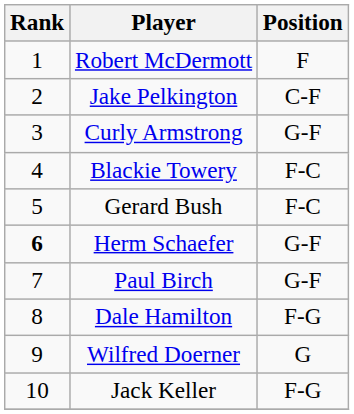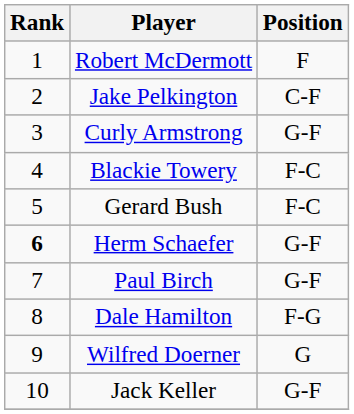(303, 390) F-G -> (303, 390) G-F
